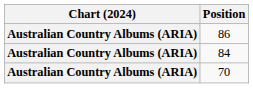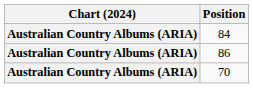rows swapped: (224, 33) <-> (224, 53)
